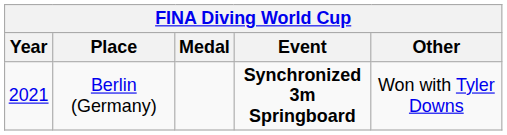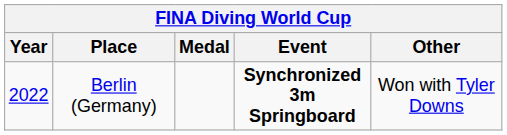(29, 95) 2021 -> (29, 95) 2022
